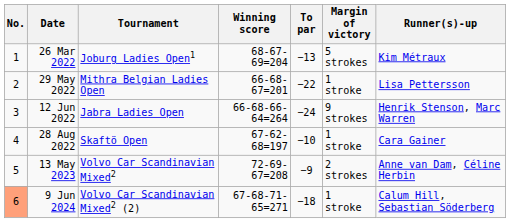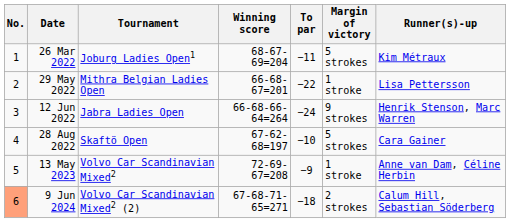(306, 58) −13 -> (306, 58) −11
(343, 141) 1 stroke -> (346, 141) 5 strokes
(346, 171) 2 strokes -> (343, 171) 1 stroke
(343, 202) 1 stroke -> (346, 202) 2 strokes
